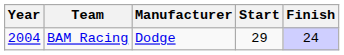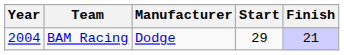(311, 38) 24 -> (311, 38) 21
